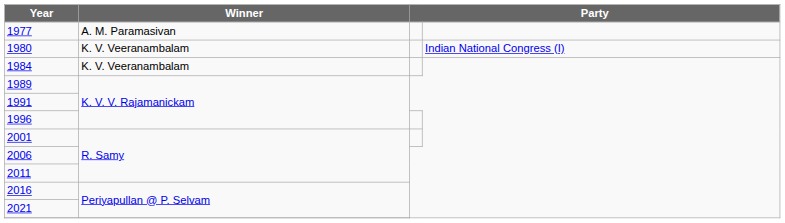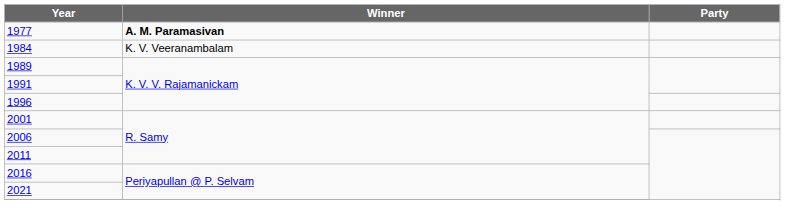(129, 31) normal -> (175, 31) bold
- row: (19, 48)
